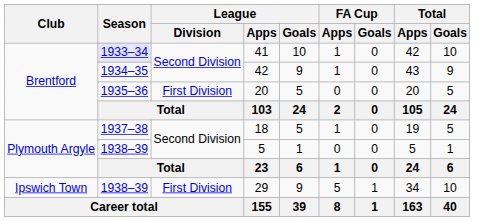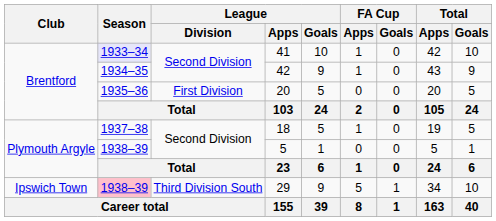(124, 187) no background -> (124, 187) pink background
(197, 187) First Division -> (208, 187) Third Division South
